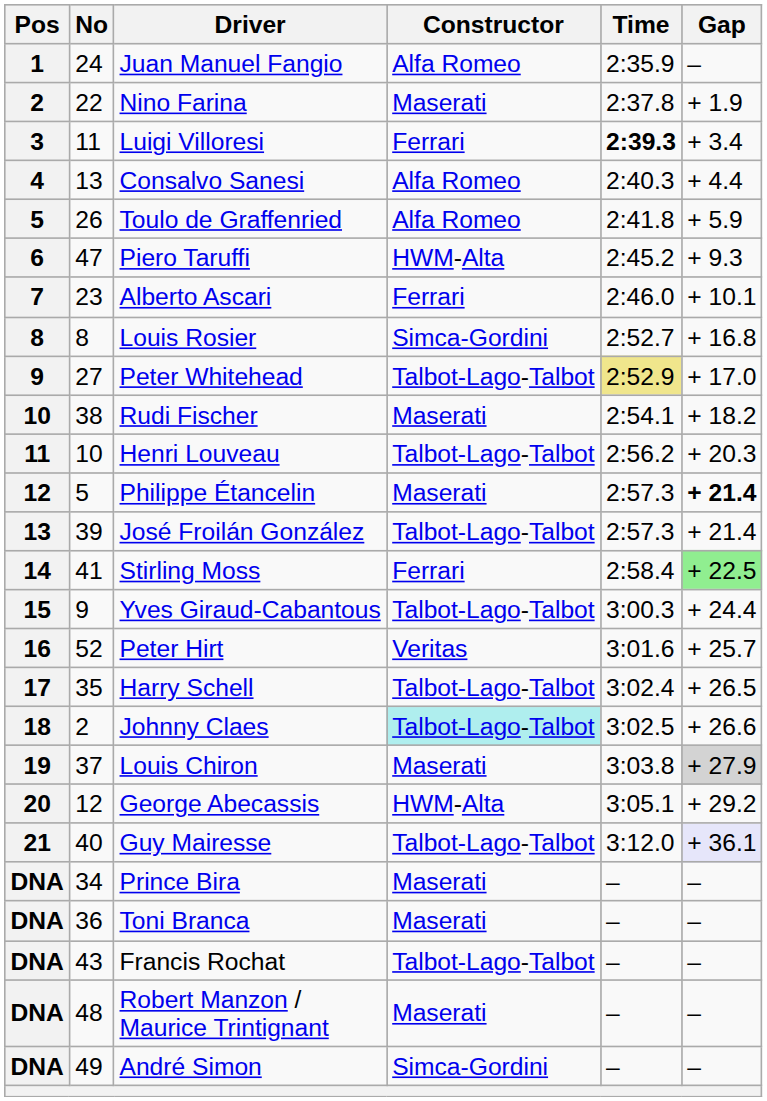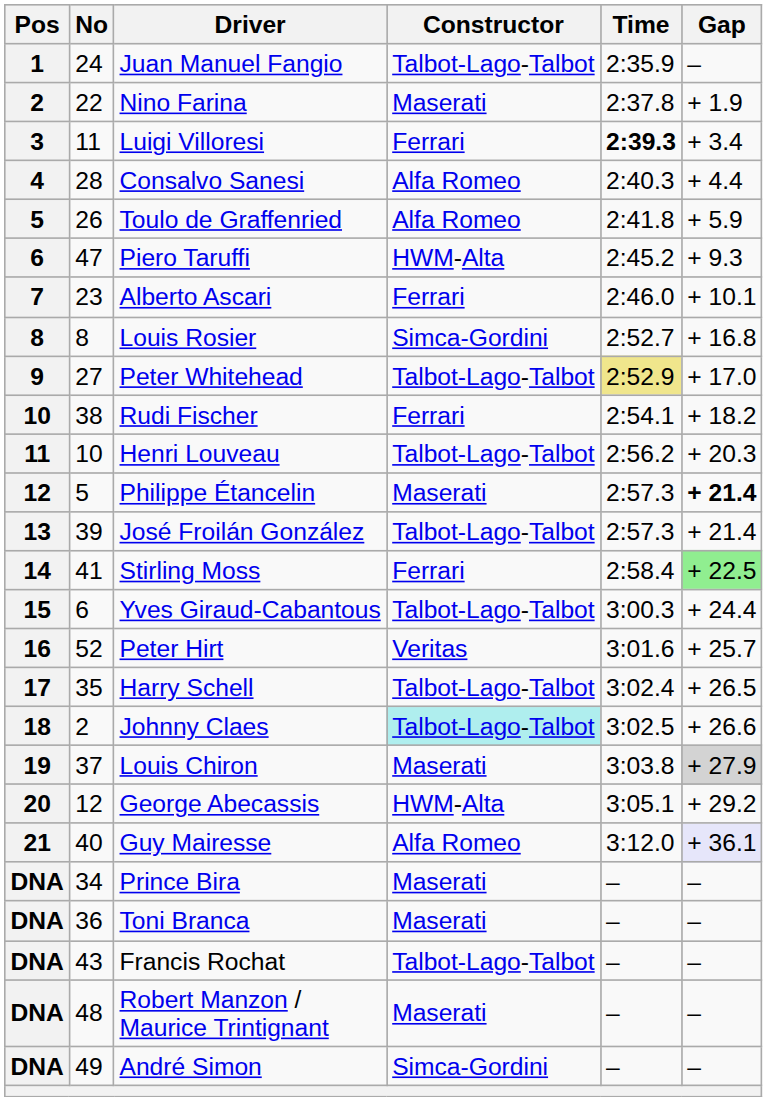(456, 63) Alfa Romeo -> (493, 63) Talbot-Lago-Talbot
(89, 180) 13 -> (89, 180) 28
(439, 414) Maserati -> (428, 414) Ferrari
(82, 609) 9 -> (82, 609) 6
(493, 843) Talbot-Lago-Talbot -> (456, 843) Alfa Romeo
